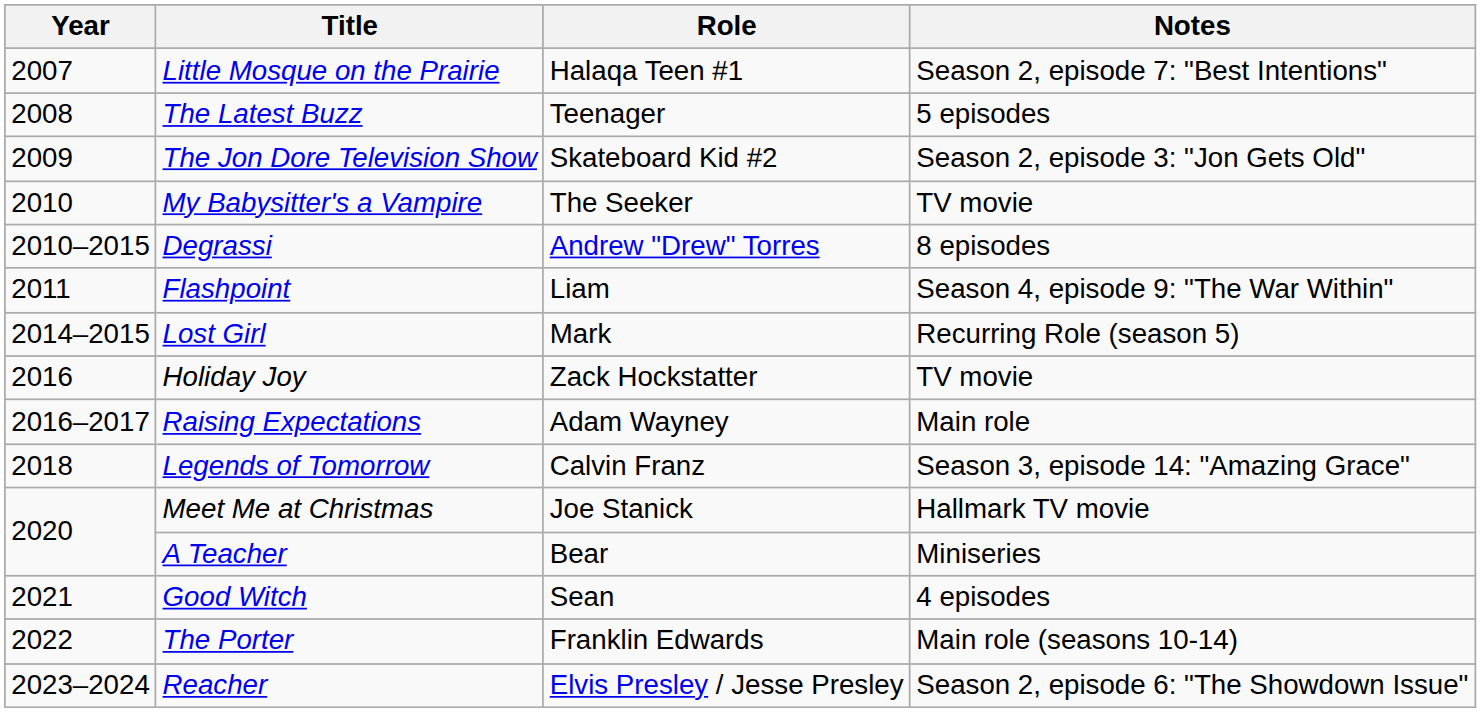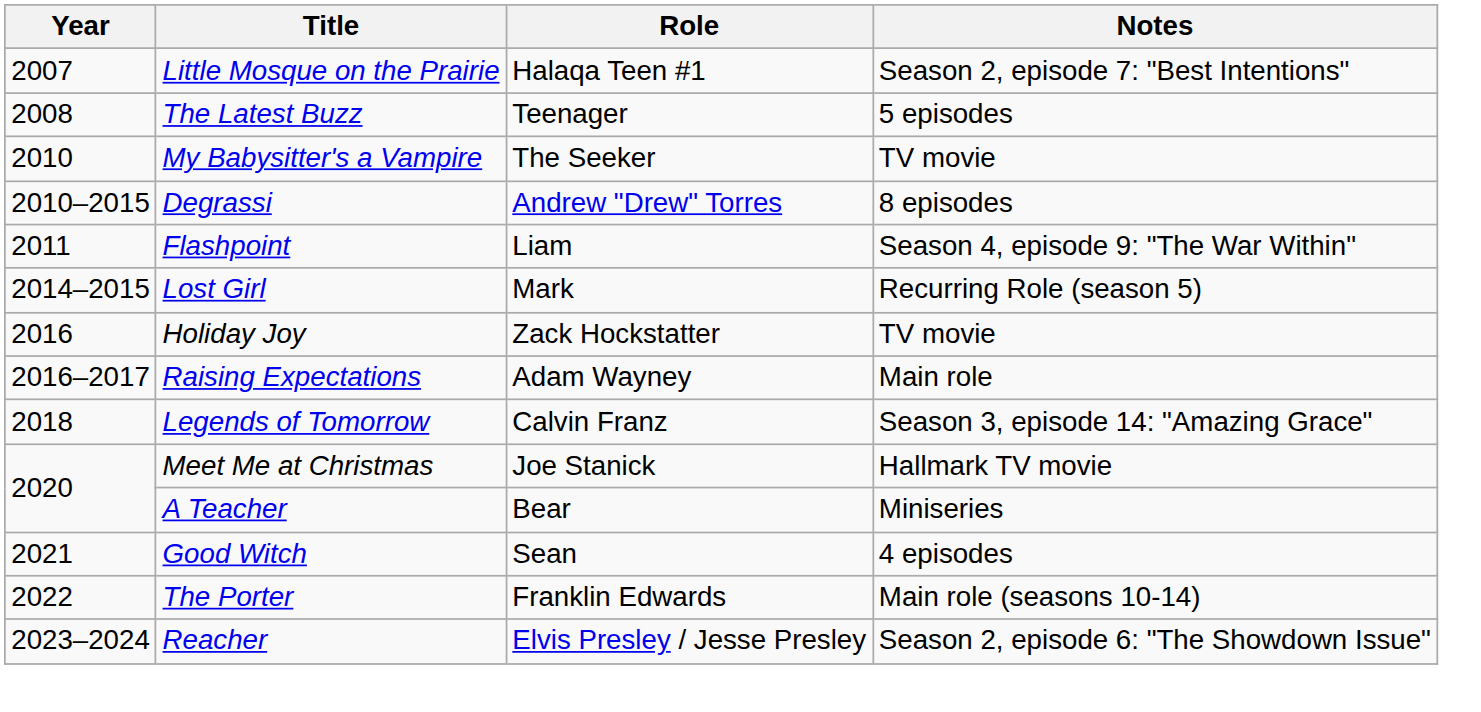- row: (350, 158)
